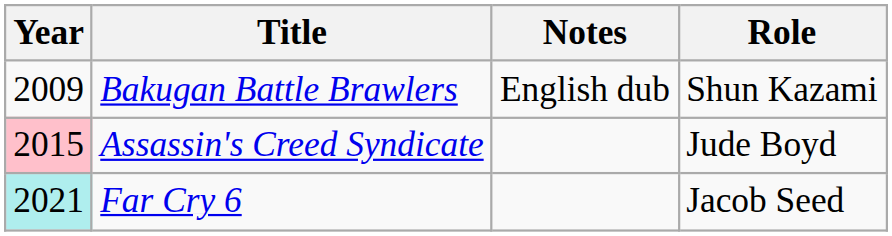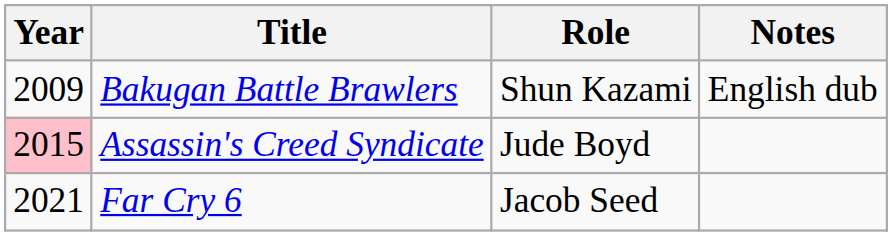columns swapped: (782, 32) <-> (585, 32)
(49, 200) paleturquoise background -> (49, 200) no background
